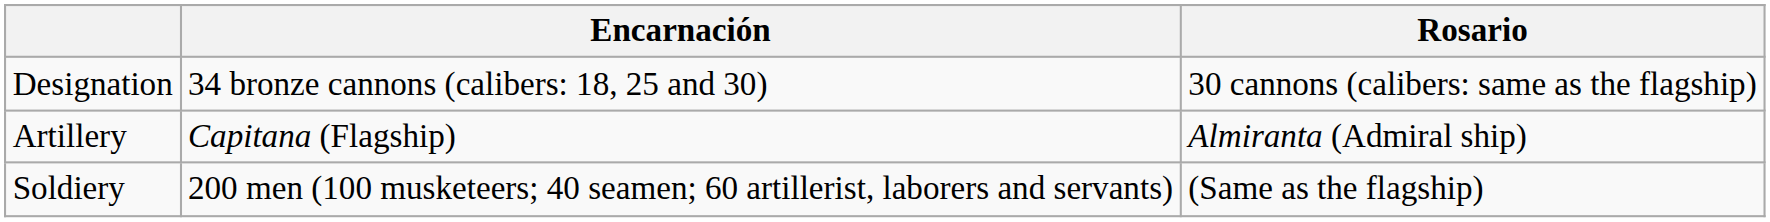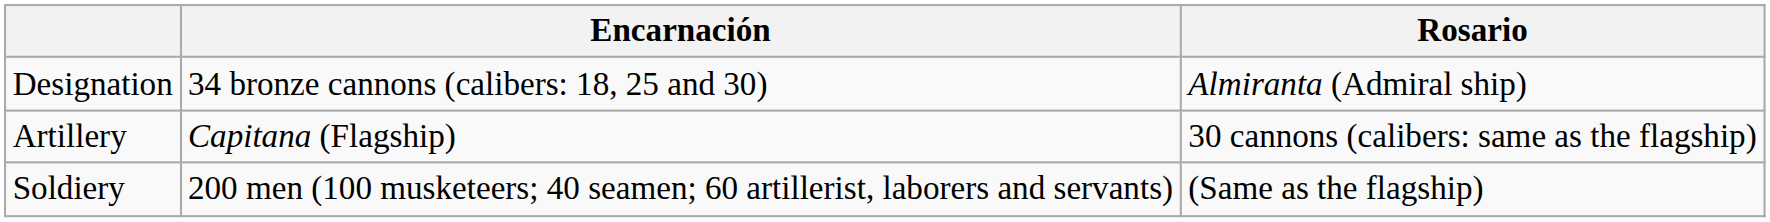(1473, 83) 30 cannons (calibers: same as the flagship) -> (1358, 83) Almiranta (Admiral ship)
(1358, 135) Almiranta (Admiral ship) -> (1473, 135) 30 cannons (calibers: same as the flagship)
